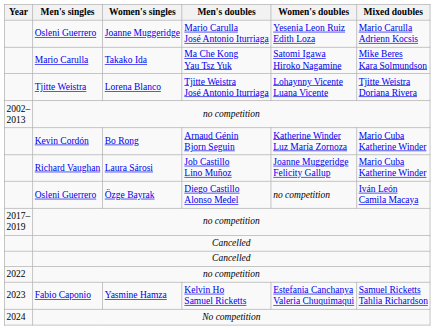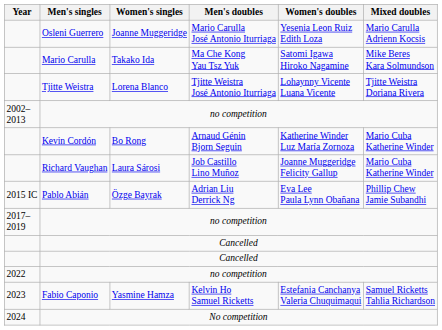+ row: (22, 195)
- row: (18, 195)
